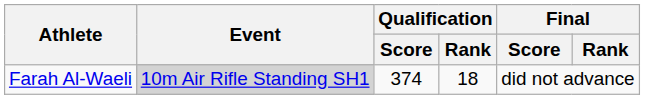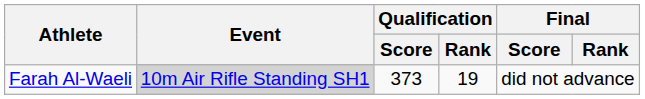(406, 79) 374 -> (406, 79) 373
(468, 79) 18 -> (468, 79) 19
